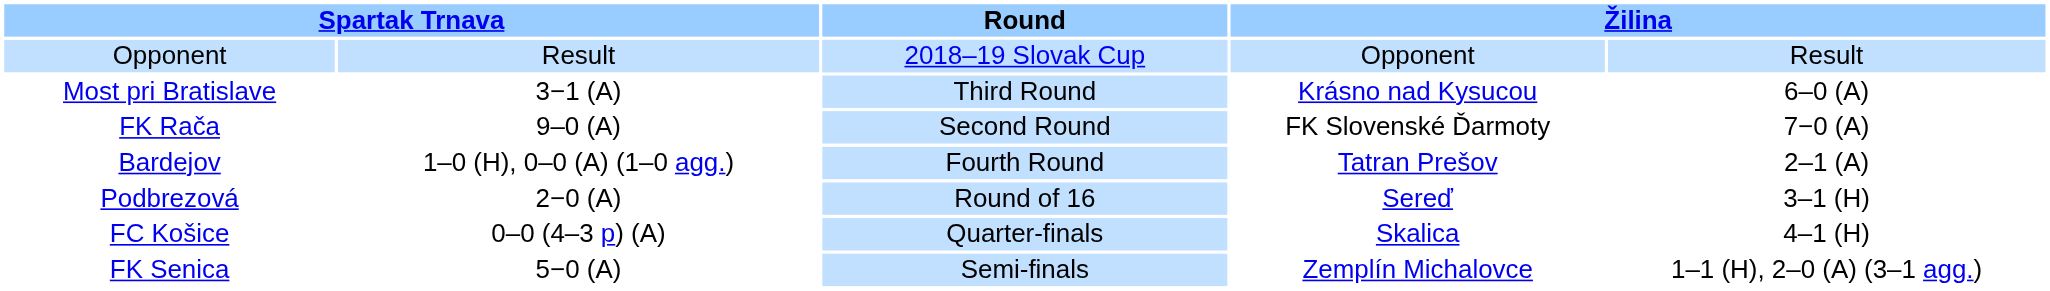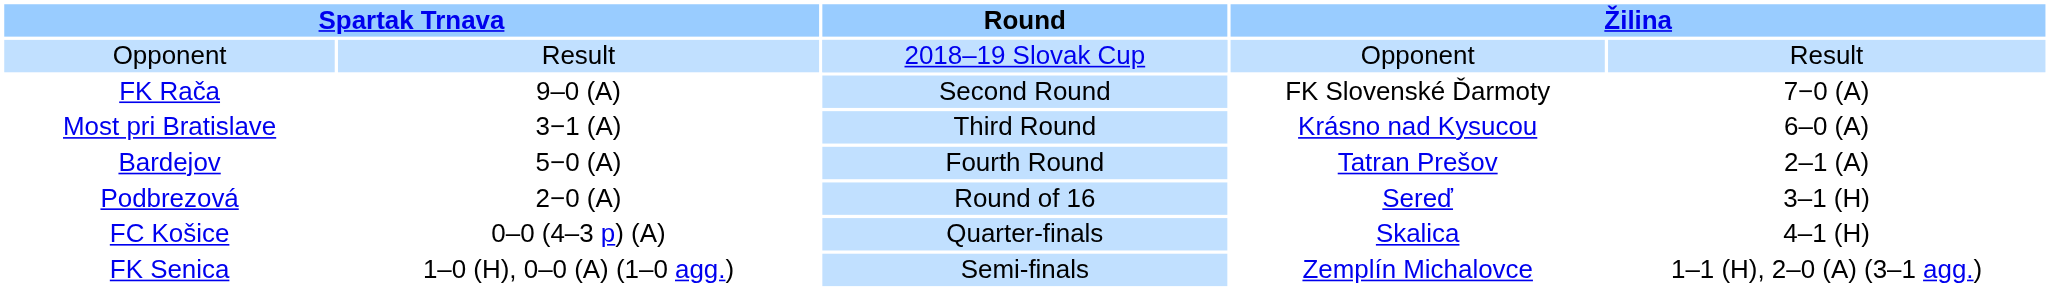rows swapped: (170, 127) <-> (170, 91)
(578, 162) 1–0 (H), 0–0 (A) (1–0 agg.) -> (578, 162) 5−0 (A)
(578, 269) 5−0 (A) -> (578, 269) 1–0 (H), 0–0 (A) (1–0 agg.)
